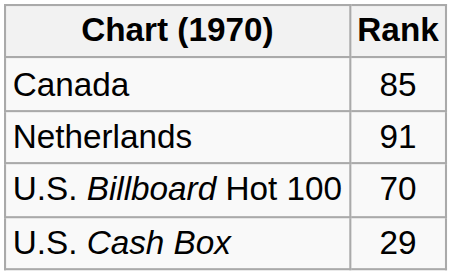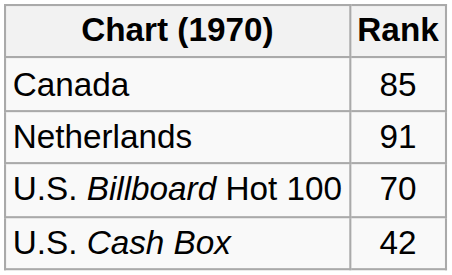(398, 242) 29 -> (398, 242) 42
